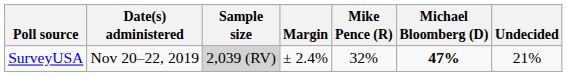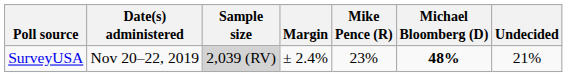(364, 58) 32% -> (364, 58) 23%
(444, 58) 47% -> (444, 58) 48%
